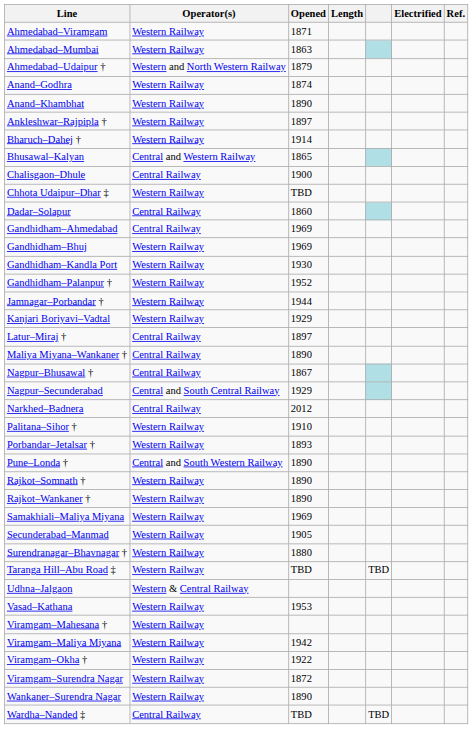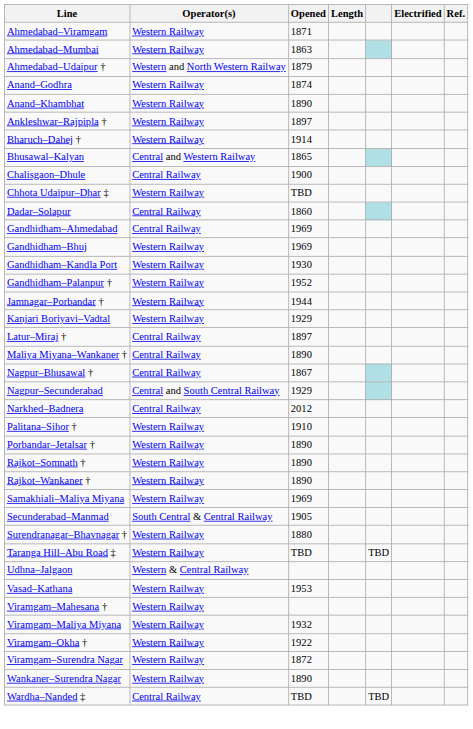(301, 444) 1893 -> (301, 444) 1890
- row: (37, 462)
(168, 534) Western Railway -> (202, 516) South Central & Central Railway
(301, 642) 1942 -> (301, 624) 1932
